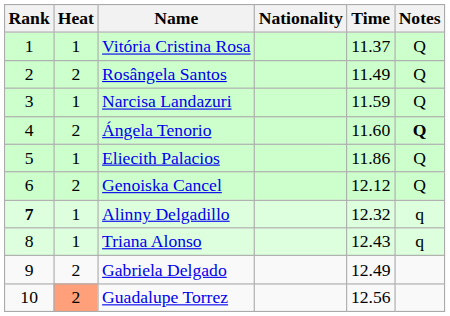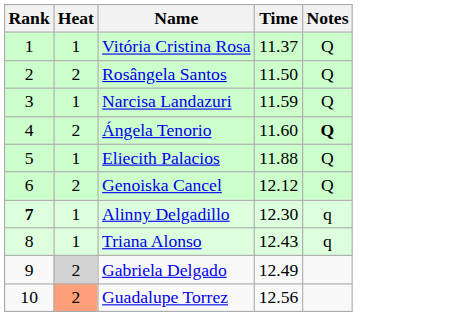- column: (301, 18)
(371, 74) 11.49 -> (279, 74) 11.50
(371, 158) 11.86 -> (279, 158) 11.88
(371, 213) 12.32 -> (279, 213) 12.30
(76, 269) no background -> (76, 269) lightgrey background
